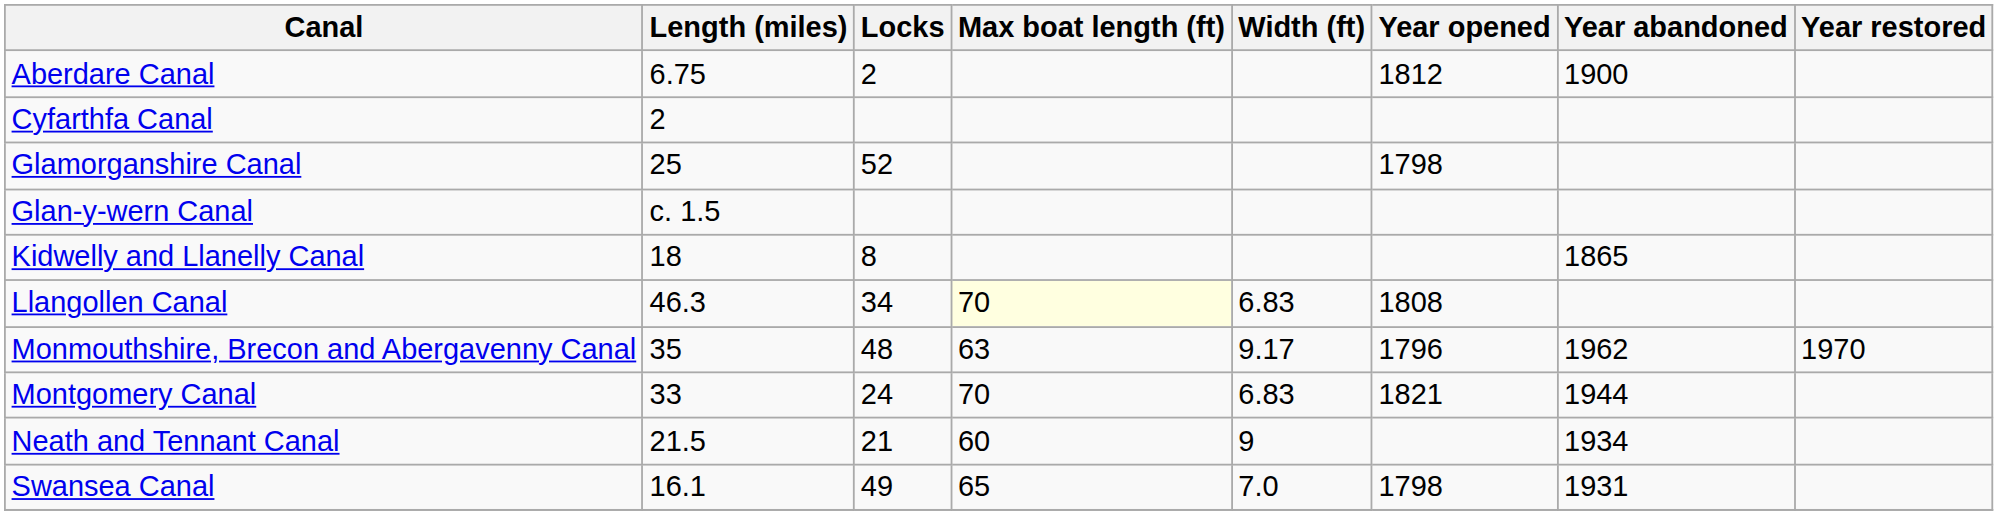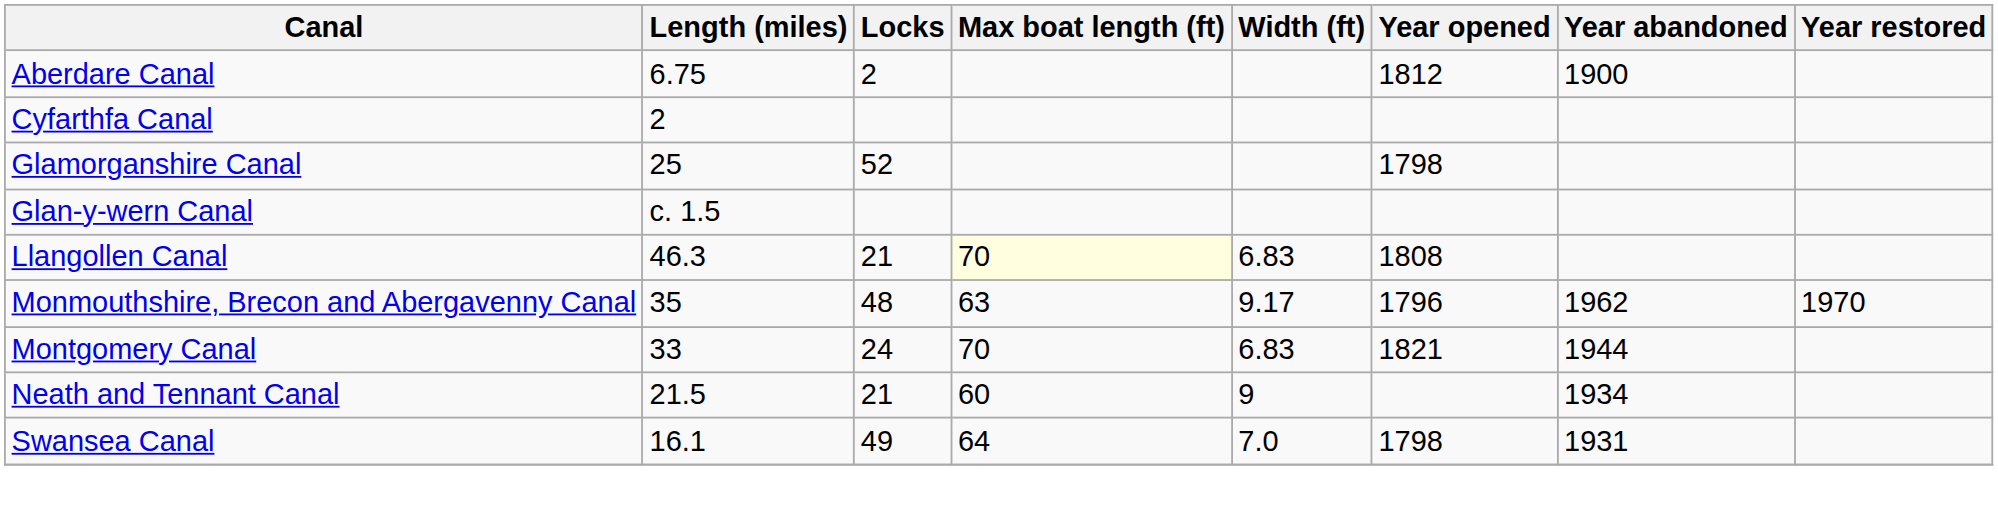- row: (188, 257)
(877, 303) 34 -> (877, 257) 21
(974, 486) 65 -> (974, 440) 64
